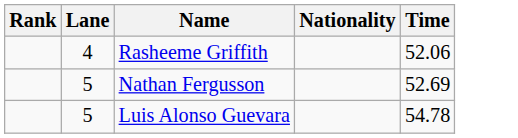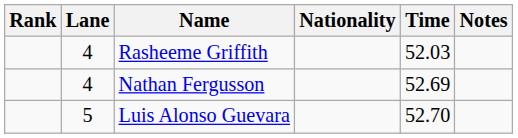+ column: (484, 20)
(428, 52) 52.06 -> (428, 52) 52.03
(87, 84) 5 -> (87, 84) 4
(428, 116) 54.78 -> (428, 116) 52.70
